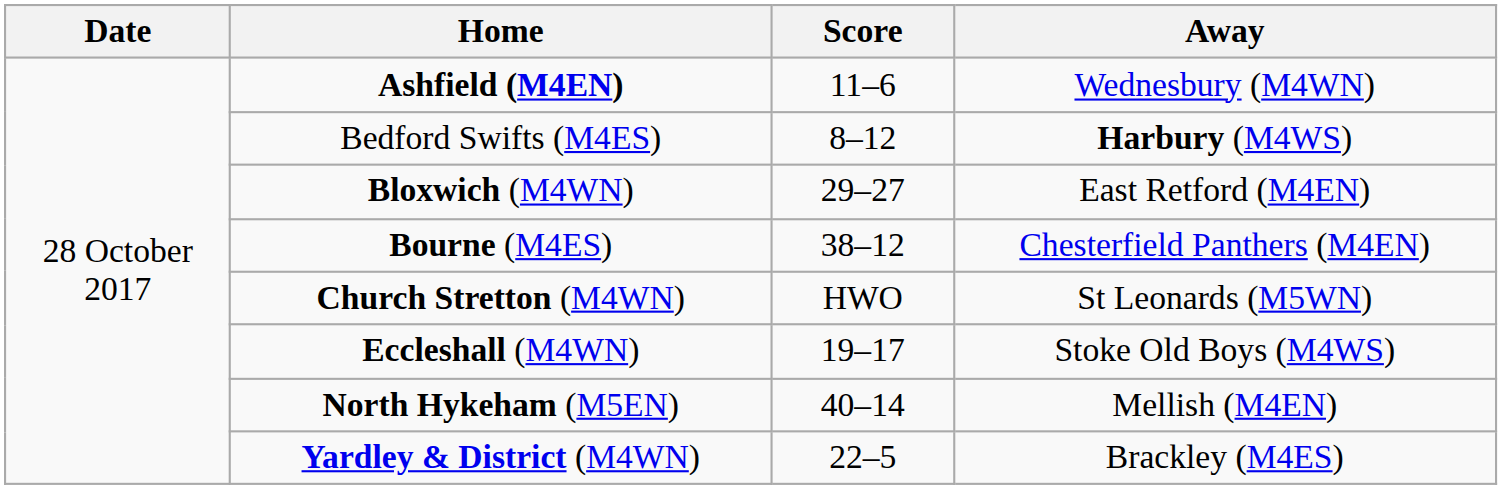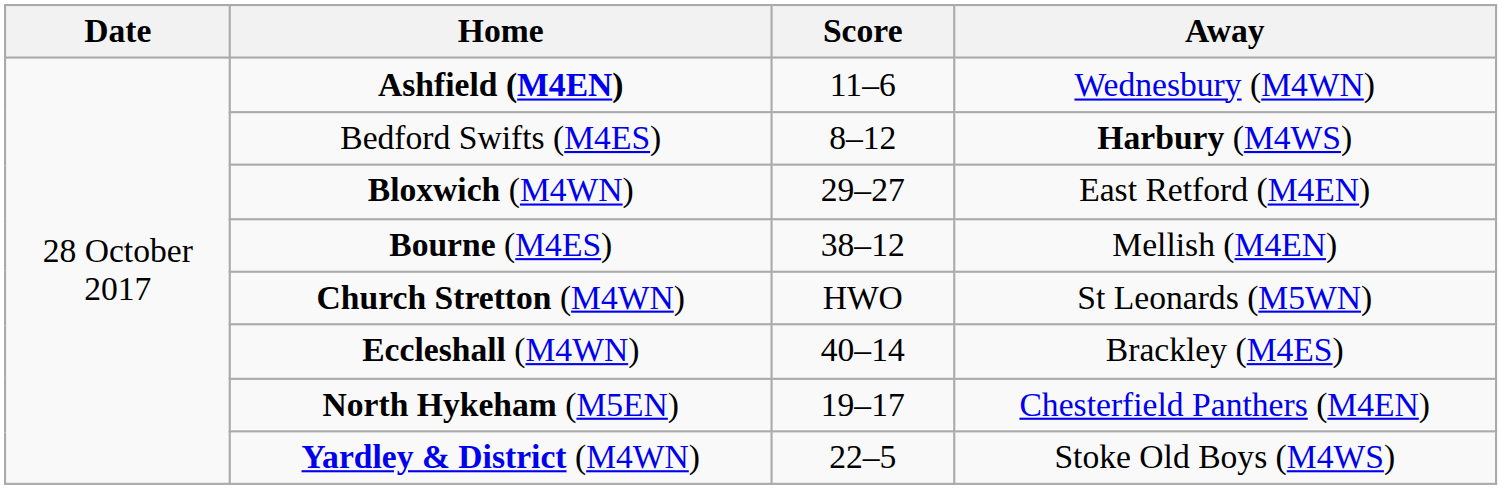(1225, 244) Chesterfield Panthers (M4EN) -> (1225, 244) Mellish (M4EN)
(863, 350) 19–17 -> (863, 350) 40–14
(1225, 350) Stoke Old Boys (M4WS) -> (1225, 350) Brackley (M4ES)
(863, 404) 40–14 -> (863, 404) 19–17
(1225, 404) Mellish (M4EN) -> (1225, 404) Chesterfield Panthers (M4EN)
(1225, 457) Brackley (M4ES) -> (1225, 457) Stoke Old Boys (M4WS)
